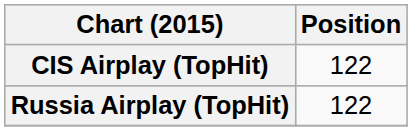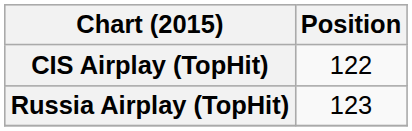(351, 105) 122 -> (351, 105) 123
